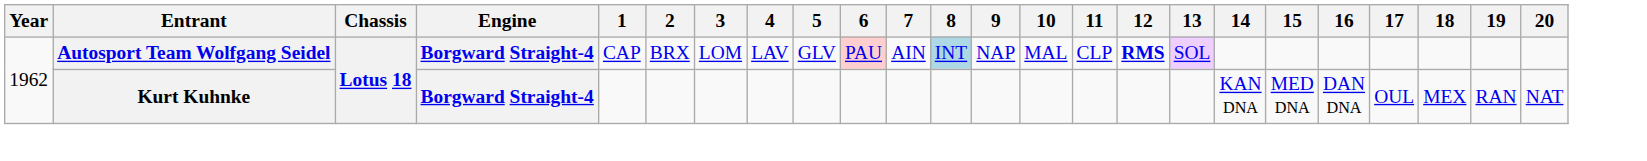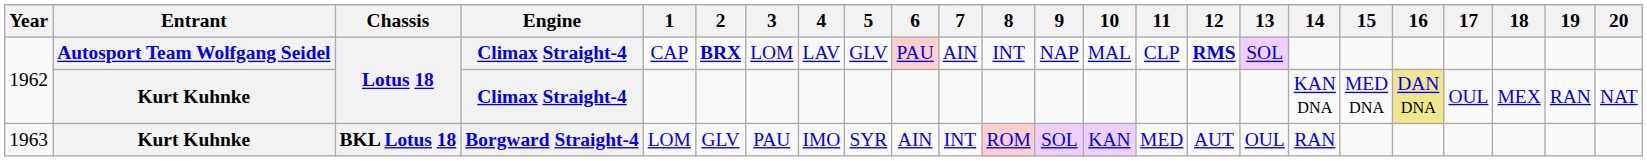(507, 52) Borgward Straight-4 -> (552, 52) Climax Straight-4
(670, 52) normal -> (721, 52) bold
(951, 52) lightblue background -> (1009, 52) no background
(507, 96) Borgward Straight-4 -> (552, 96) Climax Straight-4
(1344, 96) no background -> (1418, 96) khaki background
+ row: (29, 140)
